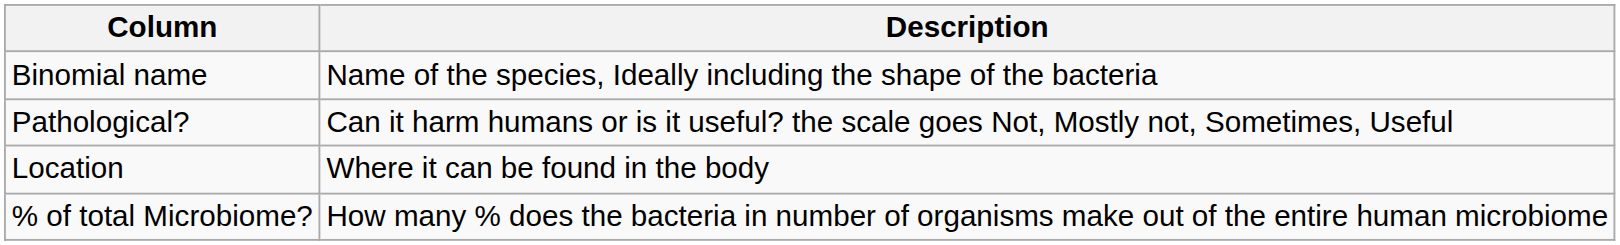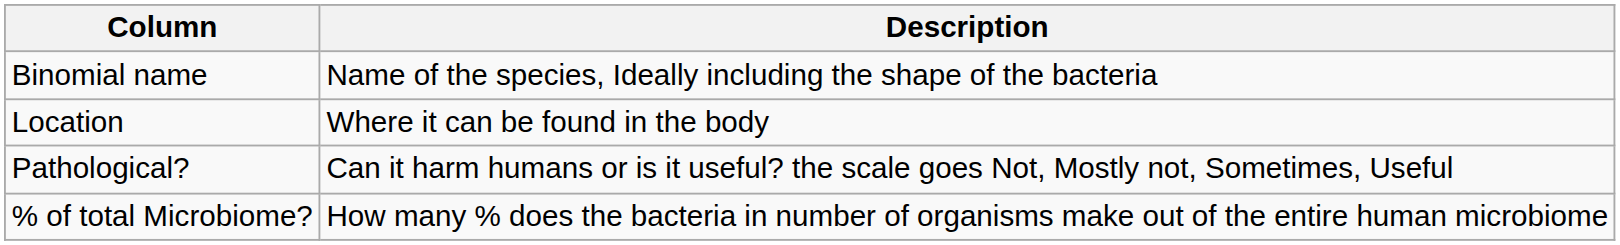rows swapped: (68, 168) <-> (101, 121)
